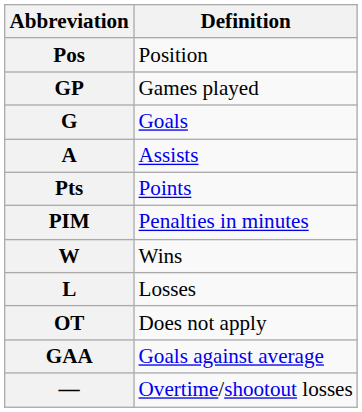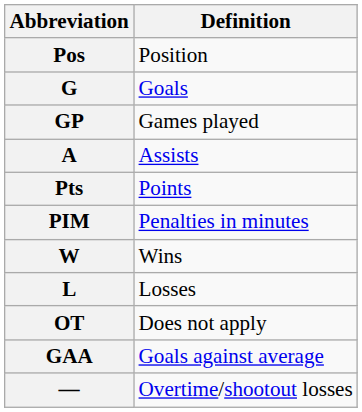rows swapped: (69, 88) <-> (69, 121)
